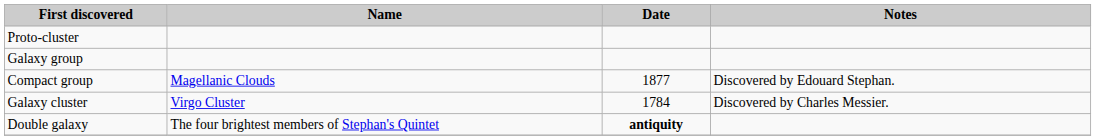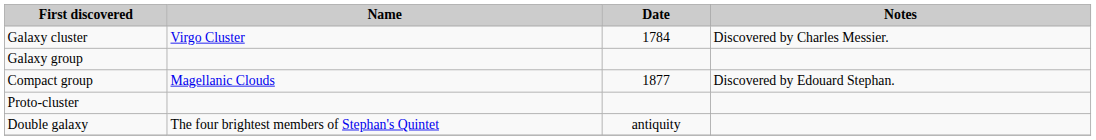rows swapped: (48, 102) <-> (43, 37)
(656, 124) bold -> (656, 124) normal
